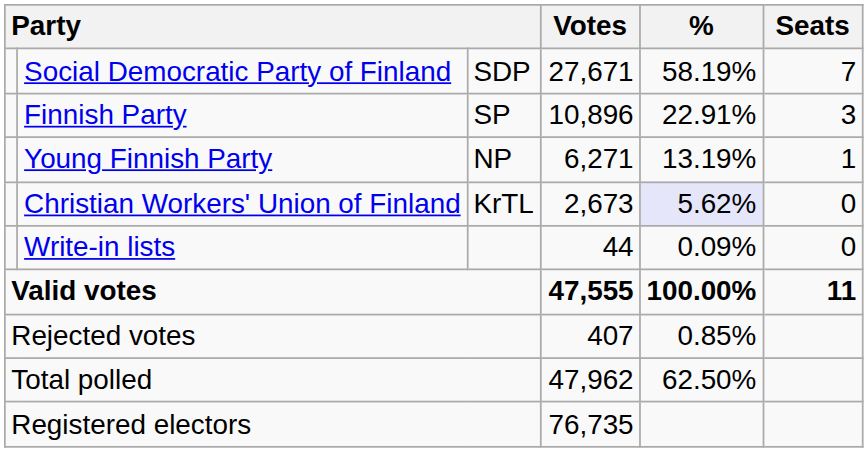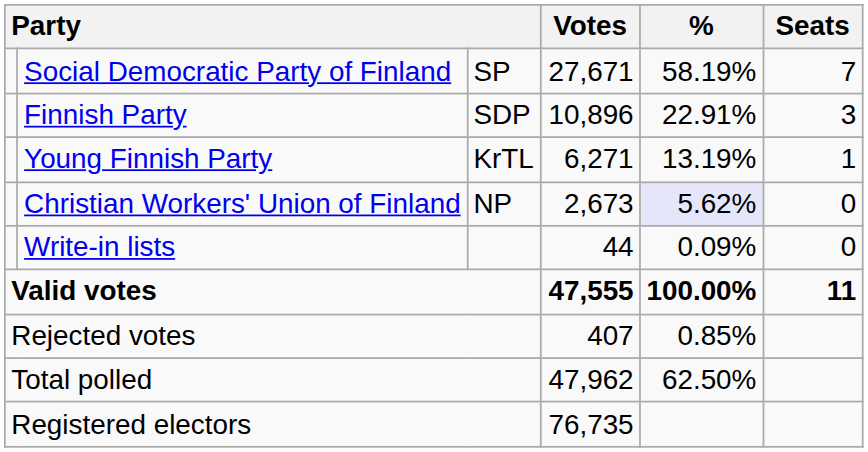(502, 70) SDP -> (492, 70) SP
(492, 114) SP -> (502, 114) SDP
(493, 159) NP -> (504, 159) KrTL
(504, 203) KrTL -> (493, 203) NP
